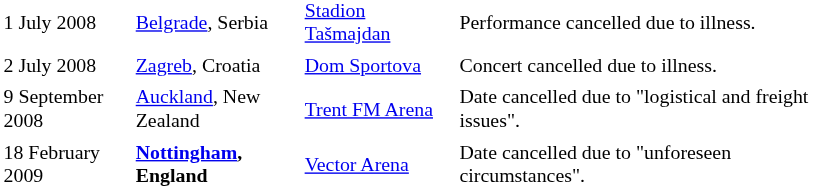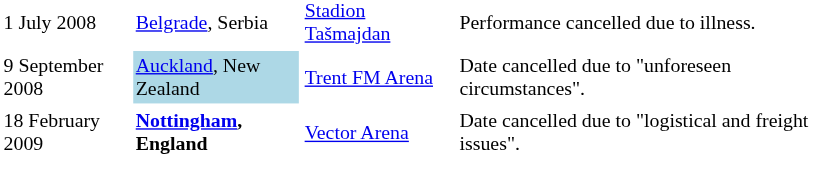- row: (50, 65)
(198, 108) no background -> (198, 77) lightblue background
(634, 108) Date cancelled due to "logistical and freight issues". -> (595, 77) Date cancelled due to "unforeseen circumstances".
(595, 163) Date cancelled due to "unforeseen circumstances". -> (634, 132) Date cancelled due to "logistical and freight issues".
